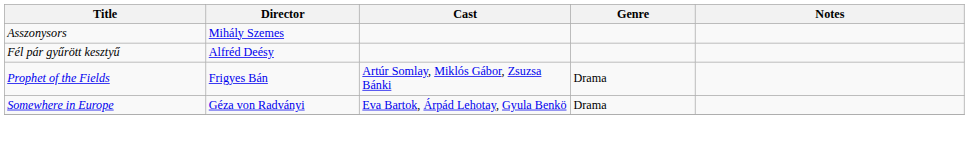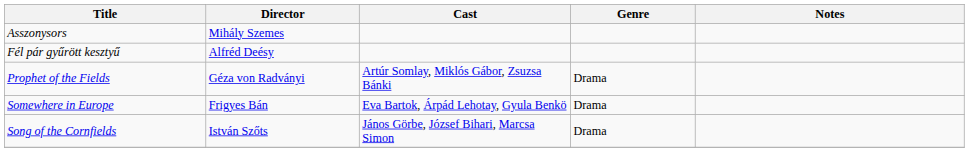(238, 78) Frigyes Bán -> (257, 78) Géza von Radványi
(257, 104) Géza von Radványi -> (238, 104) Frigyes Bán
+ row: (62, 131)
